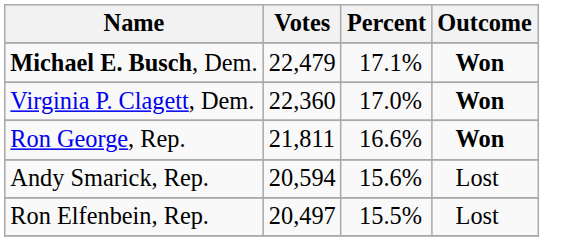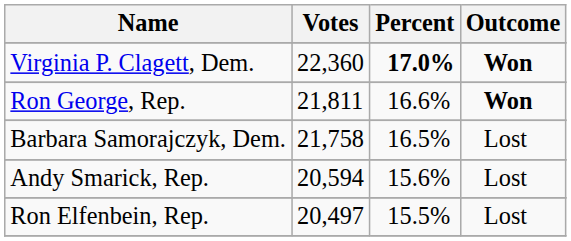- row: (134, 62)
(384, 100) normal -> (415, 62) bold
+ row: (148, 139)
